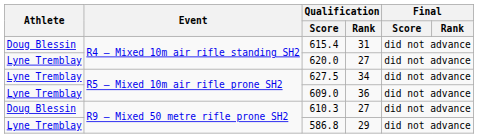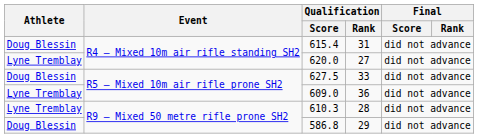(44, 77) Lyne Tremblay -> (41, 77) Doug Blessin
(364, 77) 34 -> (364, 77) 33
(41, 109) Doug Blessin -> (44, 109) Lyne Tremblay
(364, 109) 27 -> (364, 109) 28
(44, 125) Lyne Tremblay -> (41, 125) Doug Blessin
